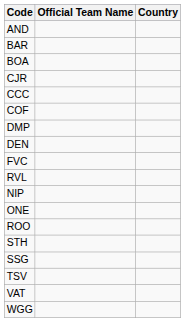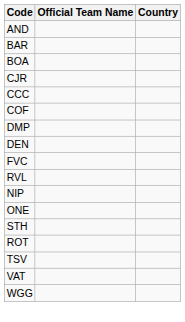- row: (19, 227)
- row: (18, 260)
+ row: (18, 243)
